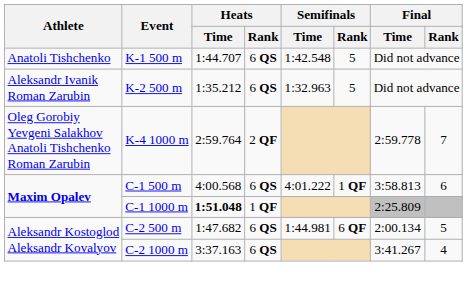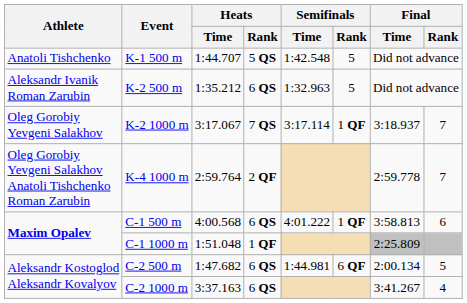(263, 58) 6 QS -> (262, 58) 5 QS
+ row: (157, 125)
(218, 207) bold -> (218, 244) normal
